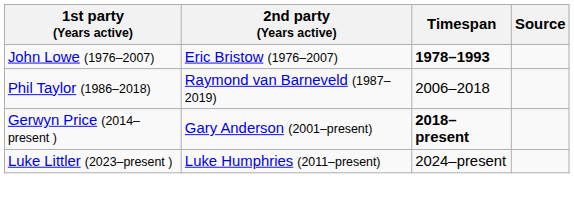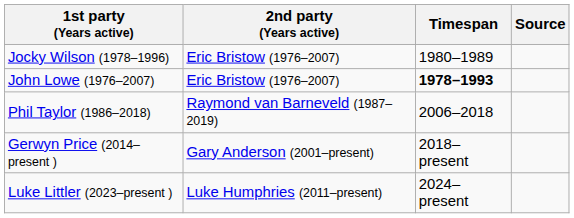+ row: (89, 56)
(442, 128) bold -> (444, 152) normal
